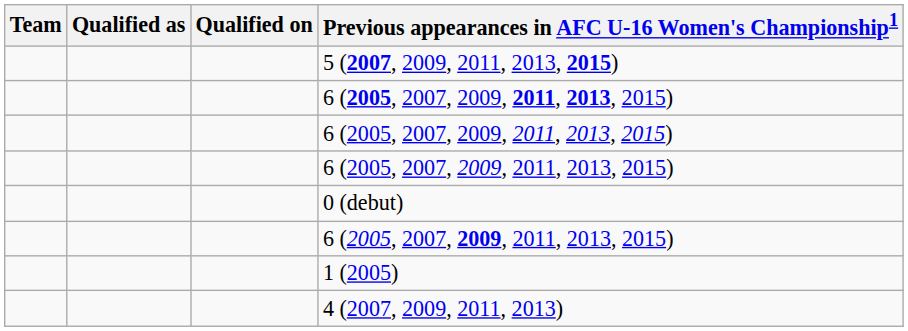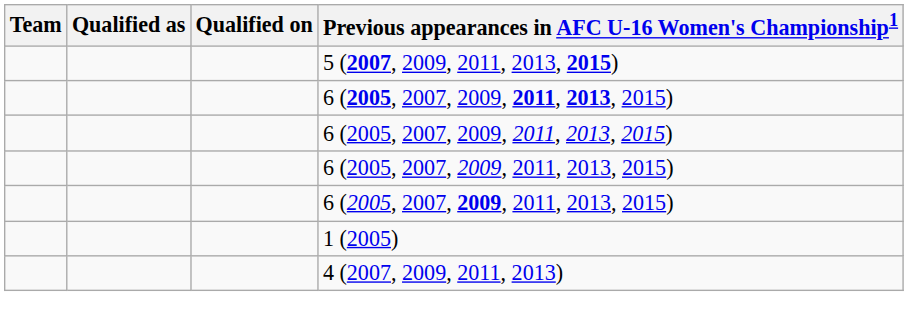- row: (36, 203)
